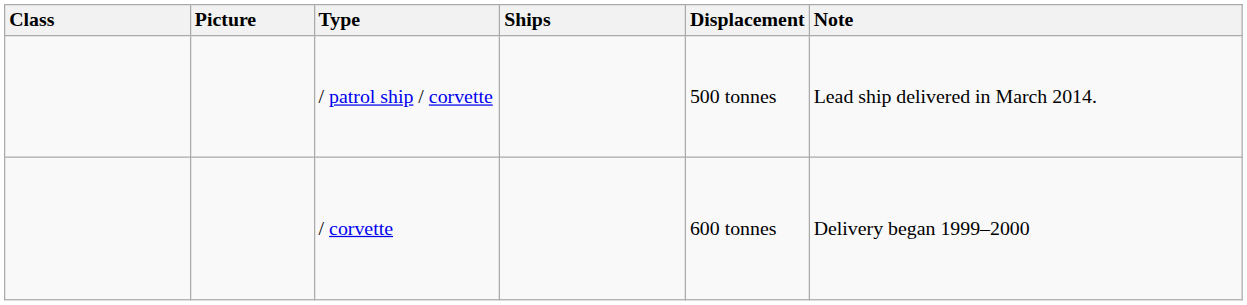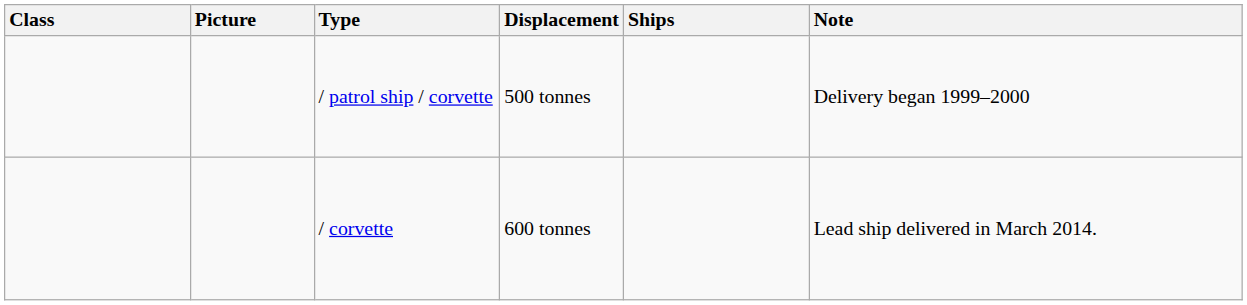columns swapped: (527, 20) <-> (747, 20)
(955, 96) Lead ship delivered in March 2014. -> (922, 96) Delivery began 1999–2000
(922, 228) Delivery began 1999–2000 -> (955, 228) Lead ship delivered in March 2014.
